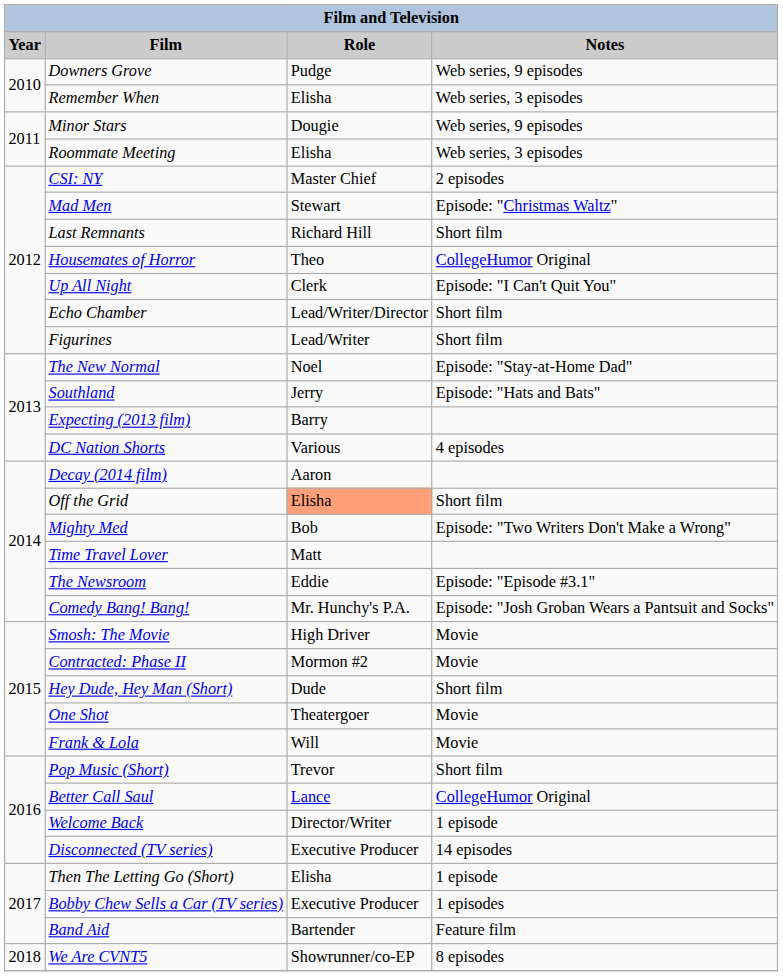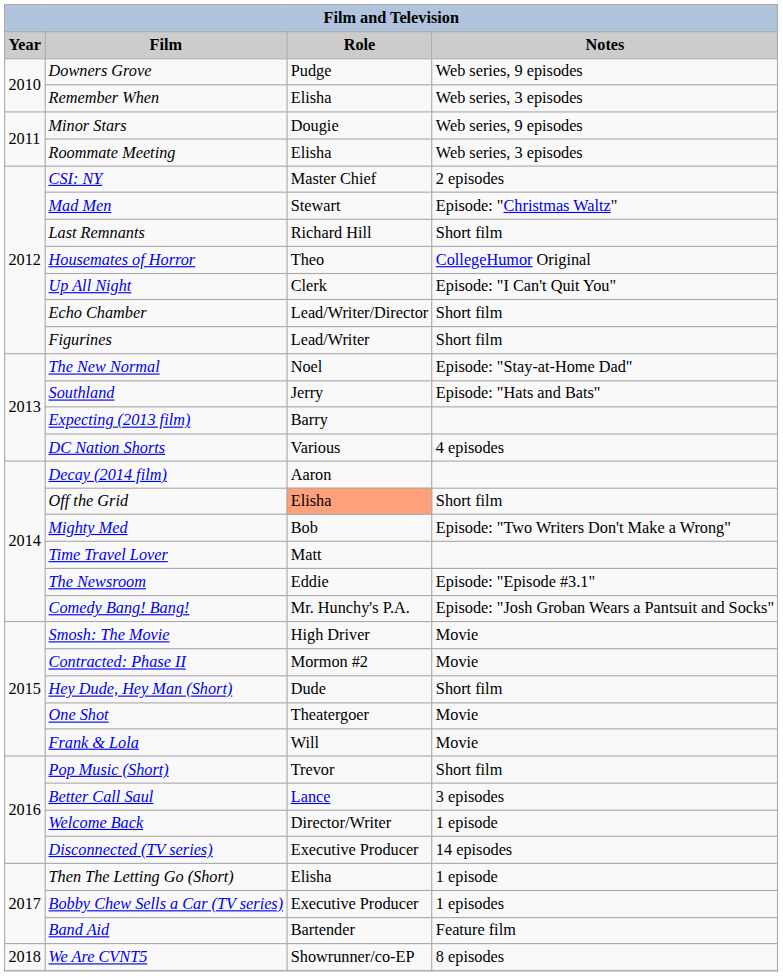(513, 796) CollegeHumor Original -> (470, 796) 3 episodes
